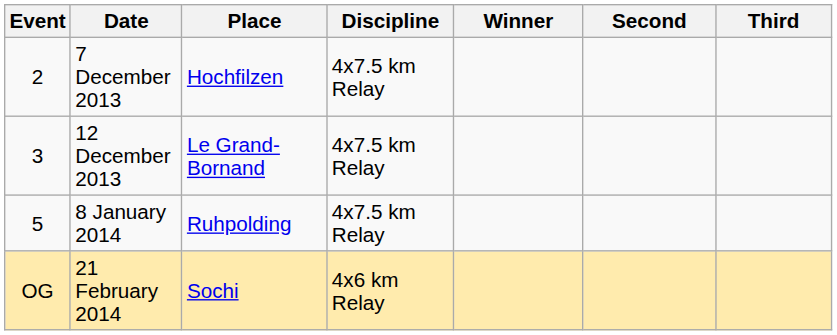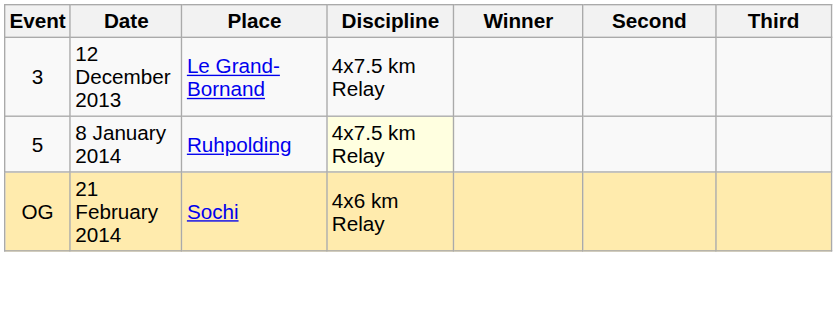- row: (123, 77)
(374, 223) no background -> (374, 144) lightyellow background
